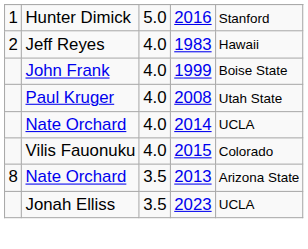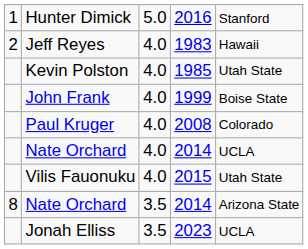+ row: (13, 71)
(250, 98) Utah State -> (246, 124) Colorado
(246, 151) Colorado -> (250, 178) Utah State
(193, 177) 2013 -> (193, 204) 2014
